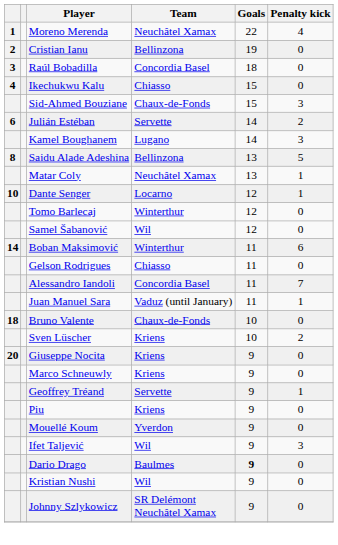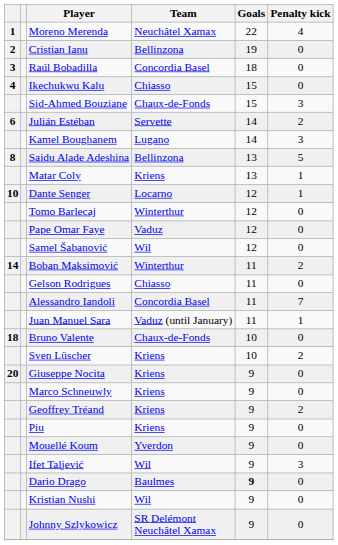(175, 175) Neuchâtel Xamax -> (150, 175) Kriens
+ row: (67, 229)
(301, 247) 6 -> (301, 265) 2
(153, 391) Servette -> (150, 409) Kriens
(301, 391) 1 -> (301, 409) 2
